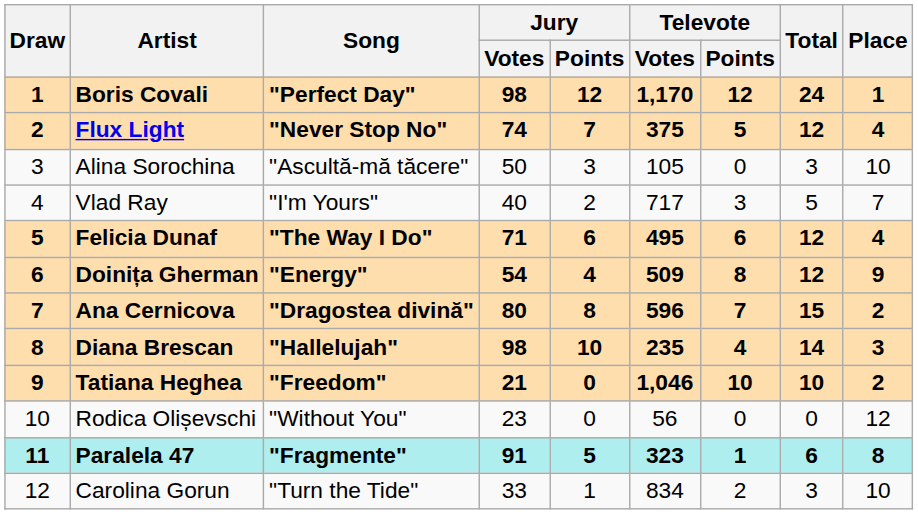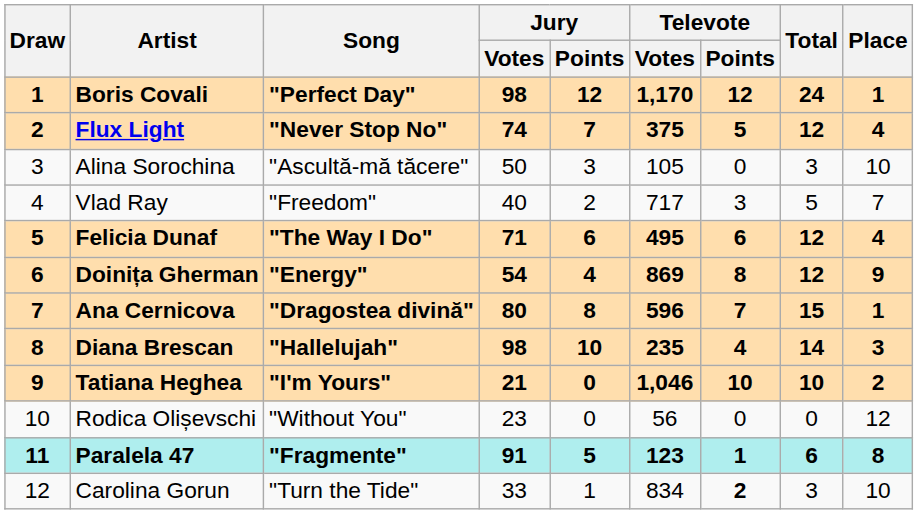(324, 202) "I'm Yours" -> (323, 202) "Freedom"
(665, 274) 509 -> (665, 274) 869
(878, 310) 2 -> (878, 310) 1
(328, 382) "Freedom" -> (330, 382) "I'm Yours"
(665, 454) 323 -> (665, 454) 123
(740, 490) normal -> (740, 490) bold
